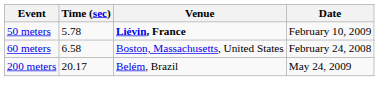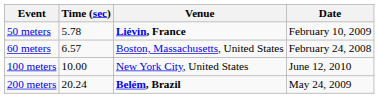(71, 48) 6.58 -> (71, 48) 6.57
+ row: (32, 66)
(74, 66) 20.17 -> (74, 84) 20.24
(147, 66) normal -> (148, 84) bold
